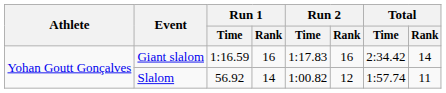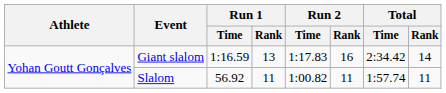(269, 56) 16 -> (269, 56) 13
(269, 78) 14 -> (269, 78) 11
(347, 78) 12 -> (347, 78) 11
